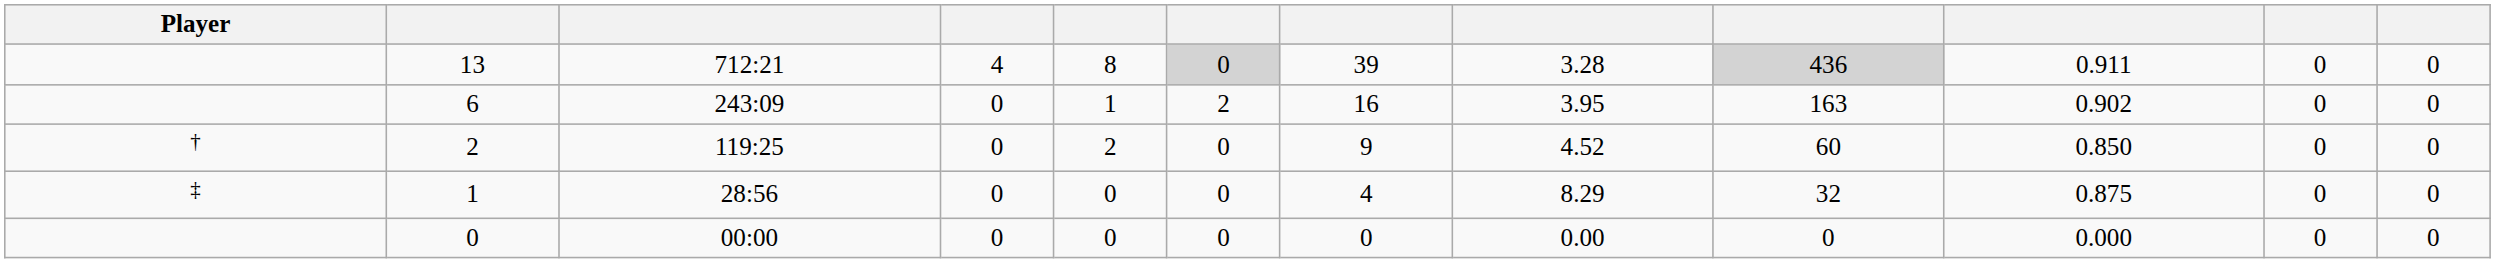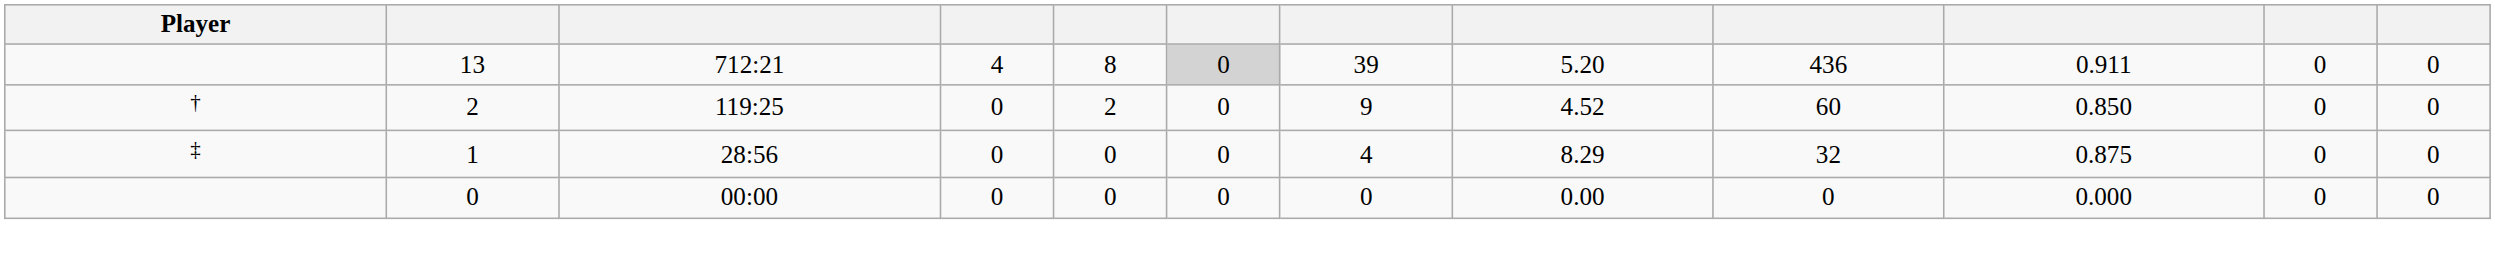(1583, 64) 3.28 -> (1583, 64) 5.20
(1828, 64) lightgrey background -> (1828, 64) no background
- row: (472, 104)
